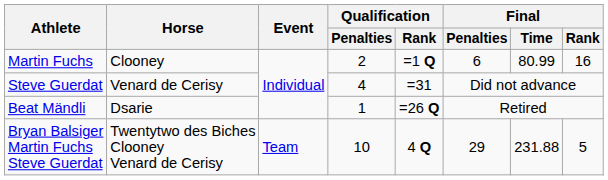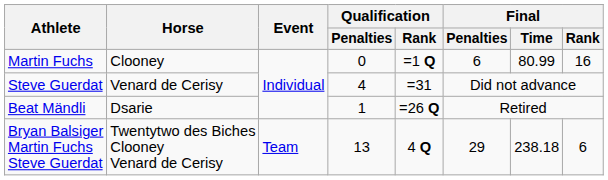(362, 62) 2 -> (362, 62) 0
(362, 148) 10 -> (362, 148) 13
(537, 148) 231.88 -> (537, 148) 238.18
(583, 148) 5 -> (583, 148) 6
